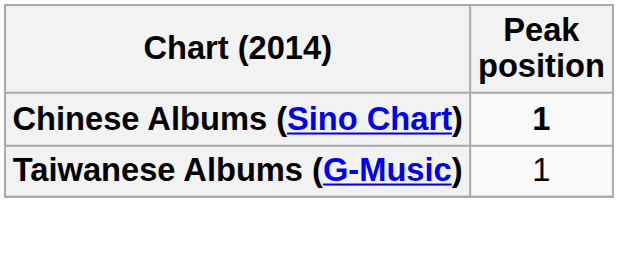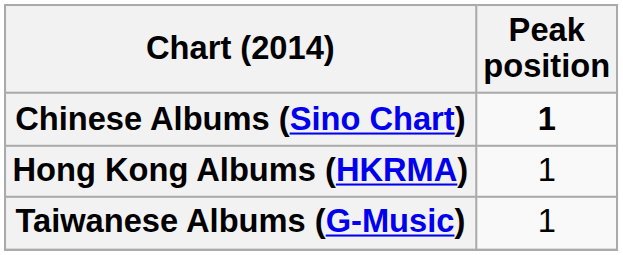+ row: (240, 170)
